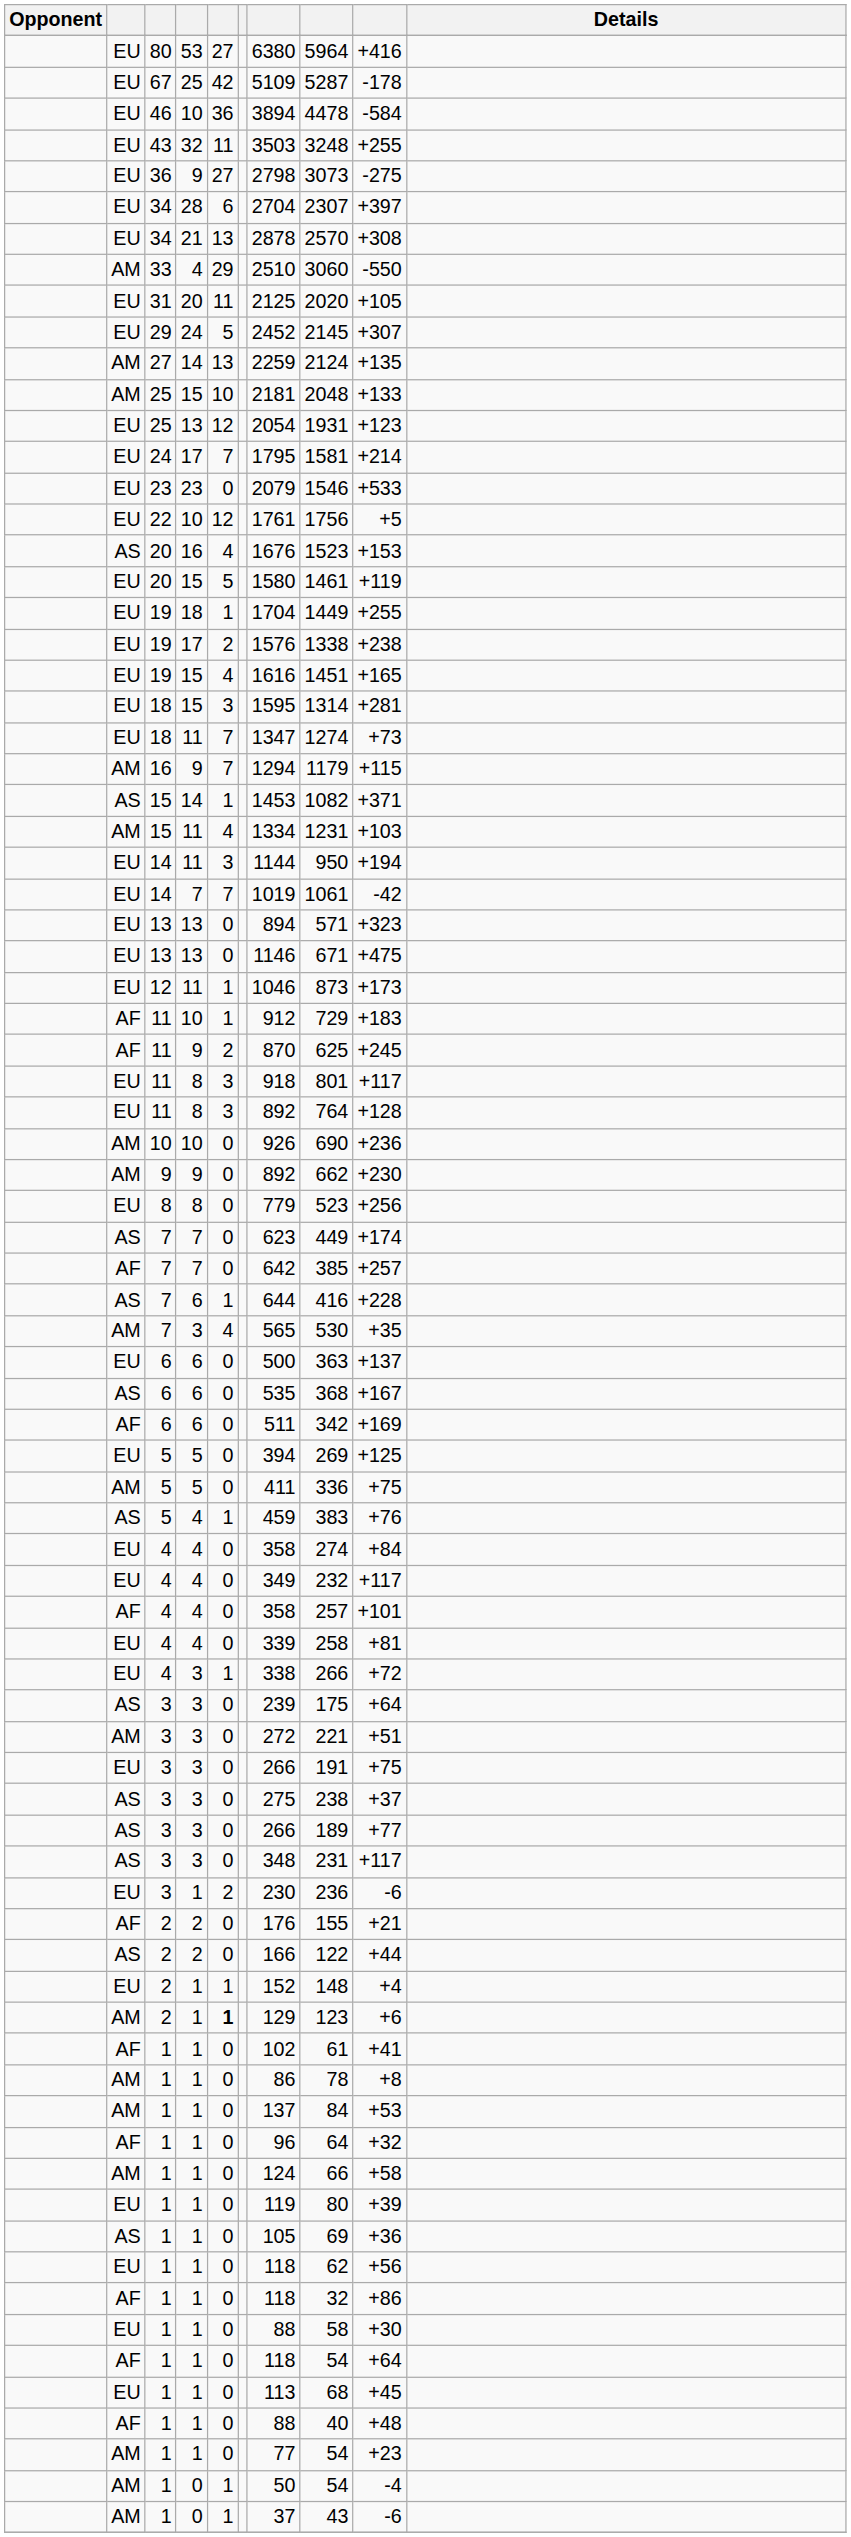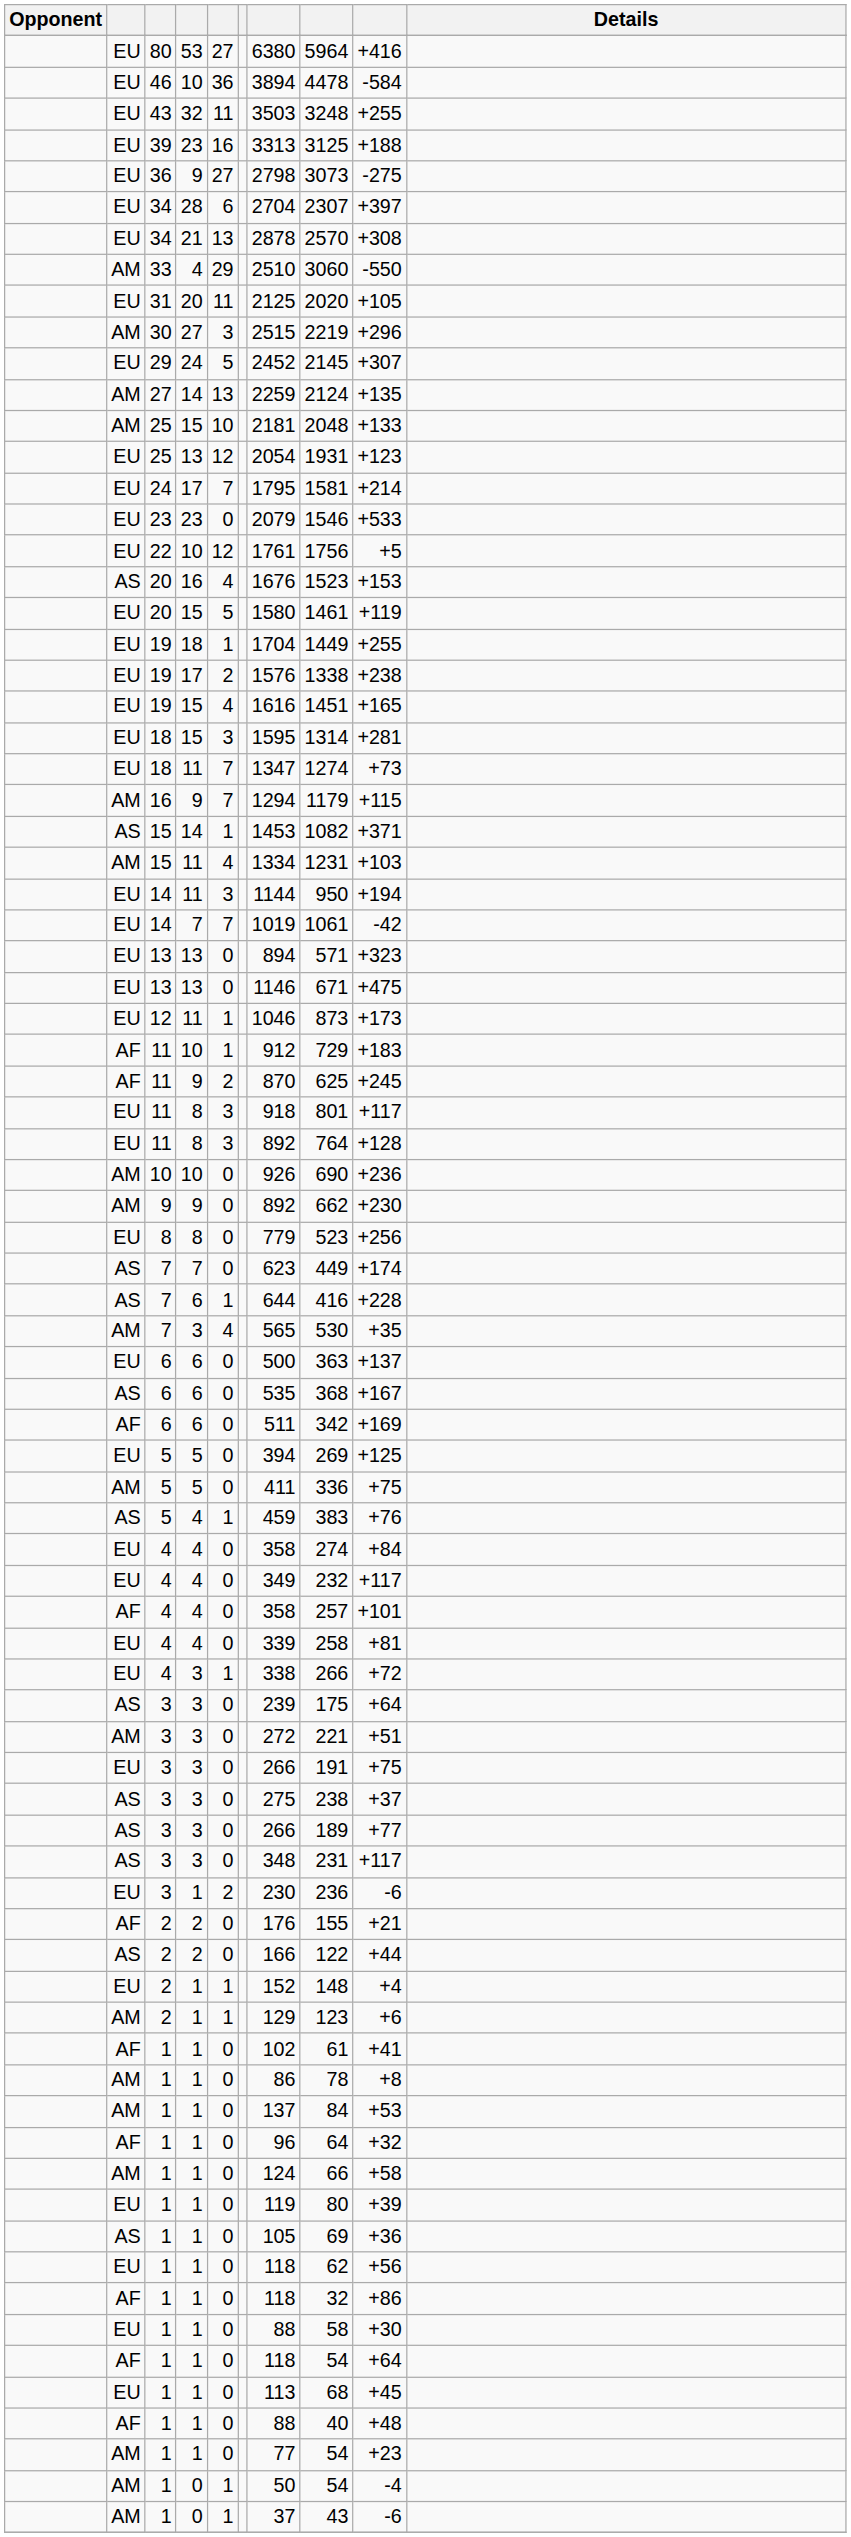- row: (127, 82)
+ row: (127, 144)
+ row: (126, 332)
- row: (128, 1268)
(228, 2017) bold -> (228, 2017) normal
